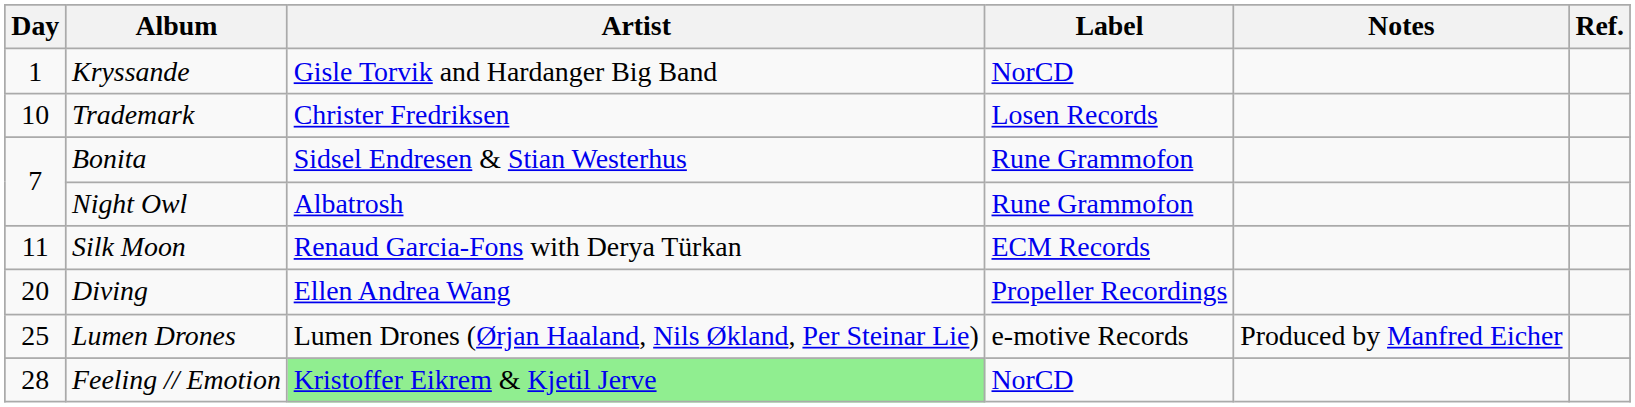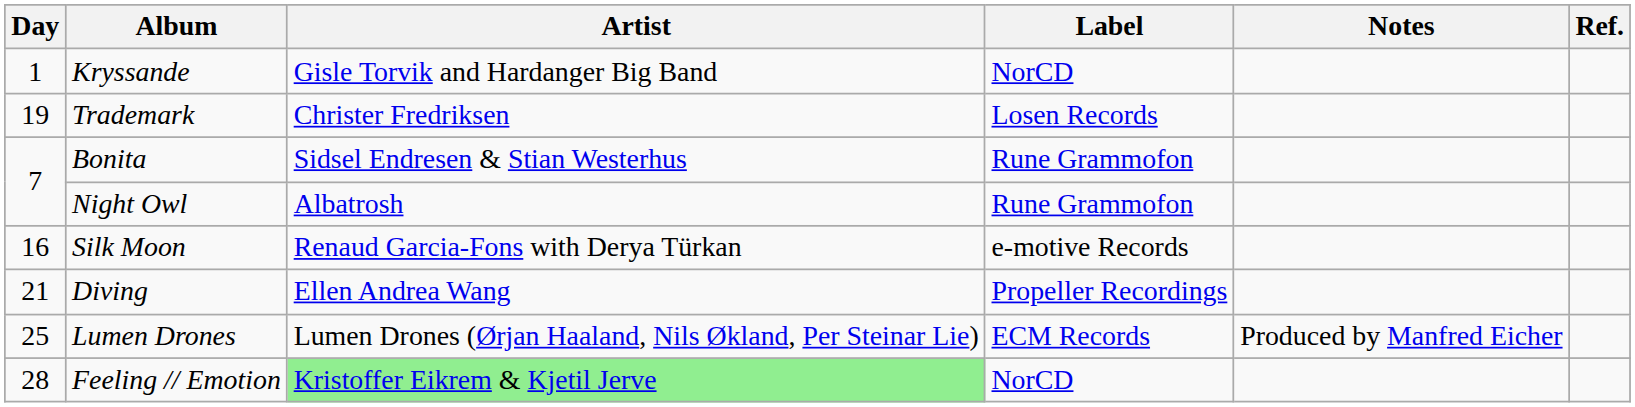(35, 114) 10 -> (35, 114) 19
(35, 247) 11 -> (35, 247) 16
(1071, 247) ECM Records -> (1090, 247) e-motive Records
(35, 291) 20 -> (35, 291) 21
(1090, 335) e-motive Records -> (1071, 335) ECM Records
